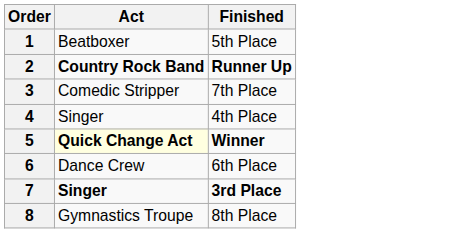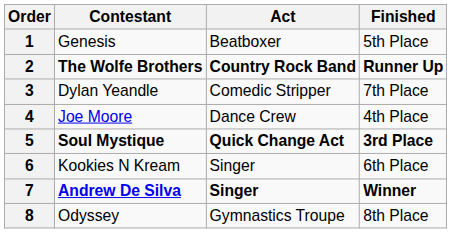+ column: (130, 16)
(81, 116) Singer -> (253, 116) Dance Crew
(125, 141) lightyellow background -> (277, 141) no background
(238, 141) Winner -> (398, 141) 3rd Place
(101, 166) Dance Crew -> (232, 166) Singer
(246, 191) 3rd Place -> (390, 191) Winner
